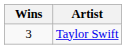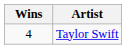(29, 34) 3 -> (29, 34) 4
